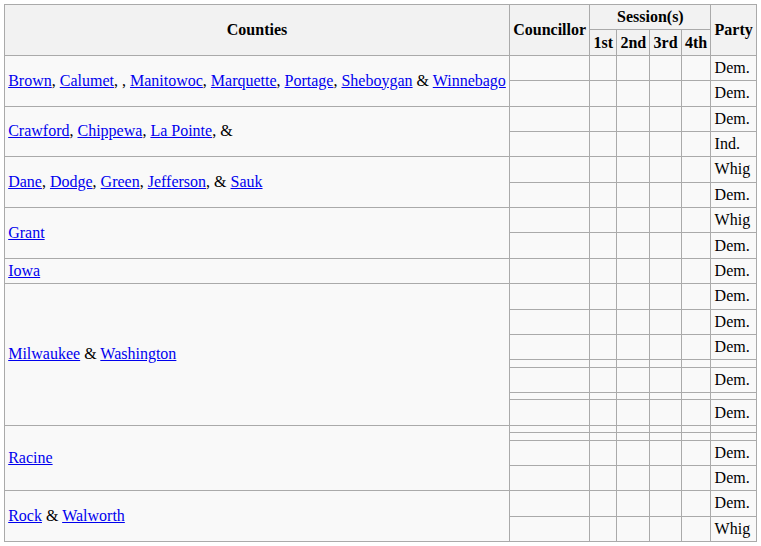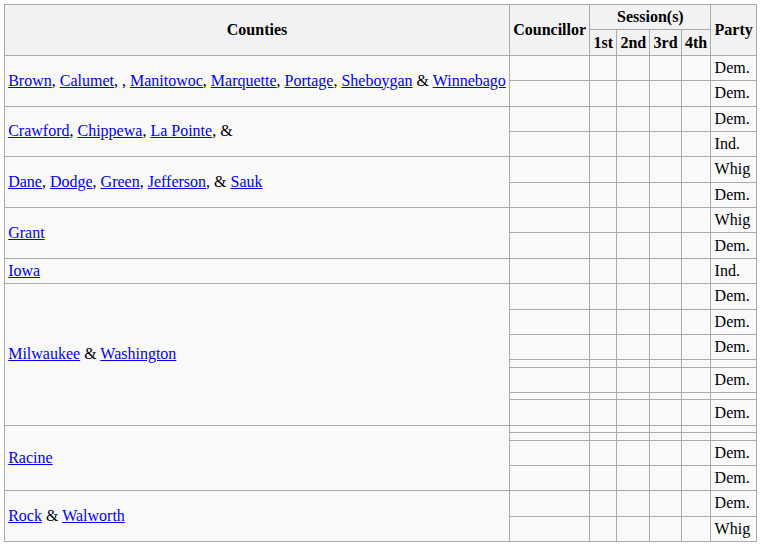(732, 270) Dem. -> (727, 270) Ind.
